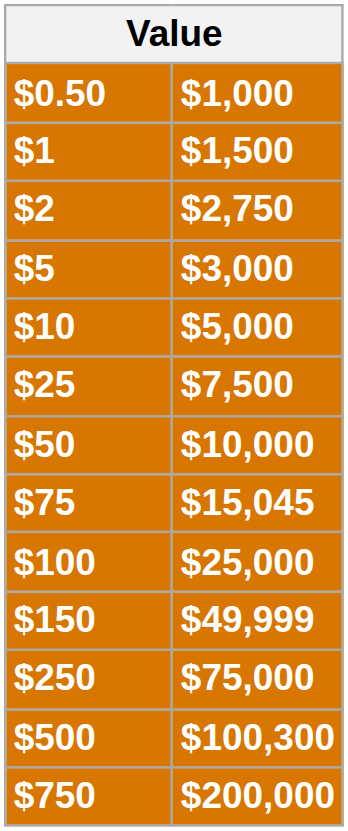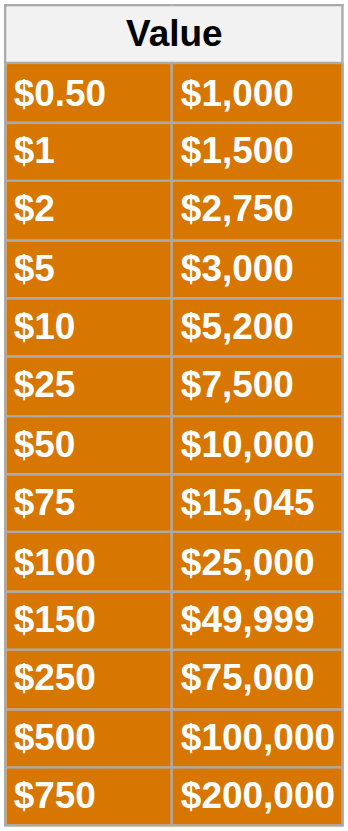(237, 326) $5,000 -> (237, 326) $5,200
(258, 737) $100,300 -> (258, 737) $100,000
